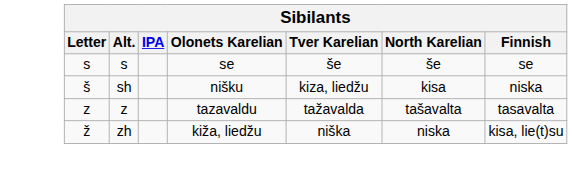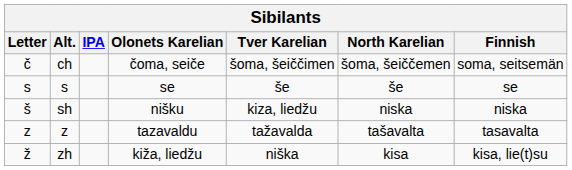+ row: (65, 65)
(433, 87) kisa -> (396, 109) niska
(433, 132) niska -> (396, 154) kisa
